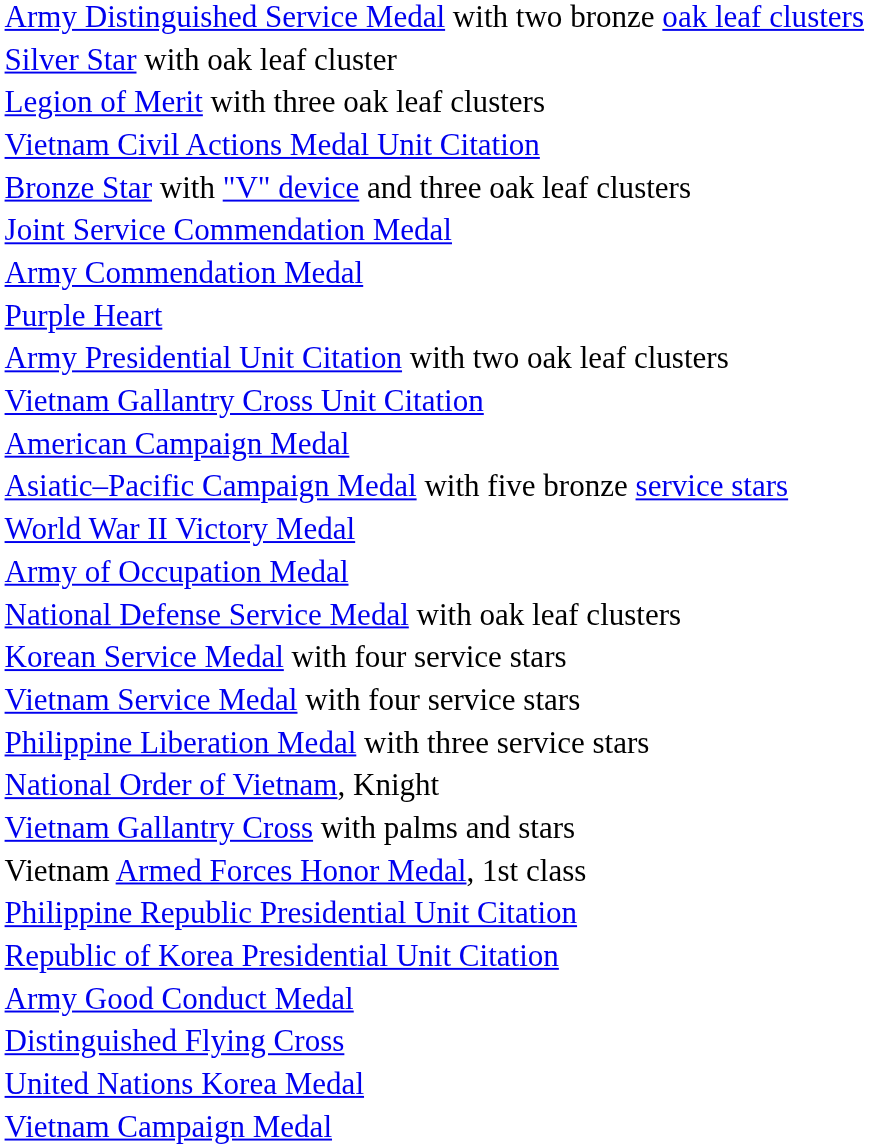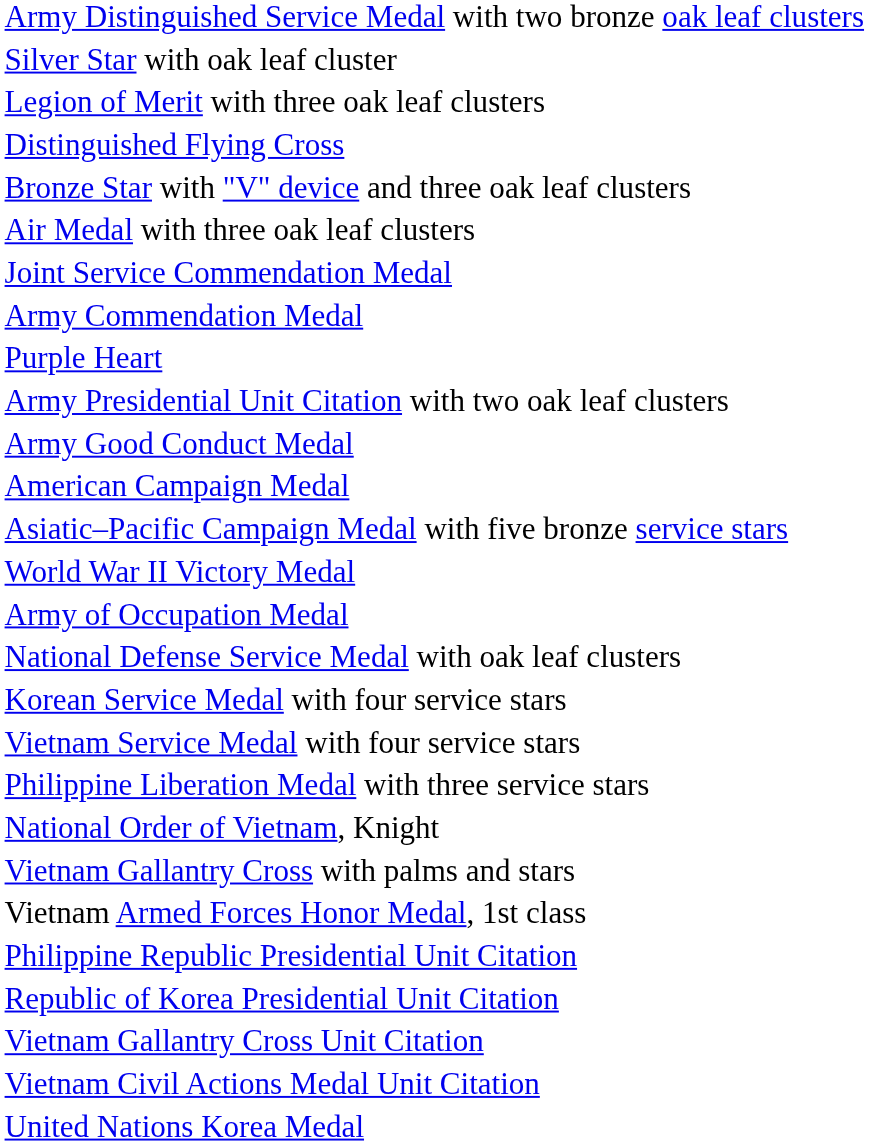rows swapped: (174, 1041) <-> (272, 144)
+ row: (240, 230)
rows swapped: (179, 998) <-> (244, 400)
- row: (168, 1126)
